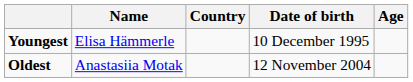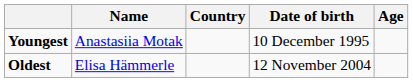(125, 41) Elisa Hämmerle -> (129, 41) Anastasiia Motak
(129, 65) Anastasiia Motak -> (125, 65) Elisa Hämmerle
